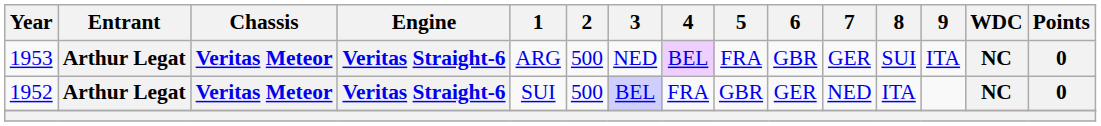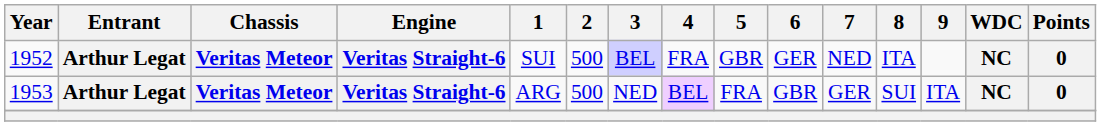rows swapped: (31, 93) <-> (31, 57)
